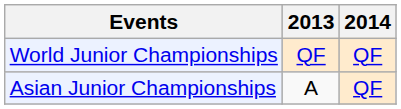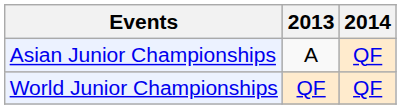rows swapped: (143, 88) <-> (144, 55)
